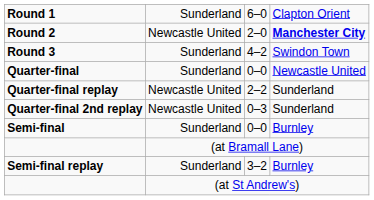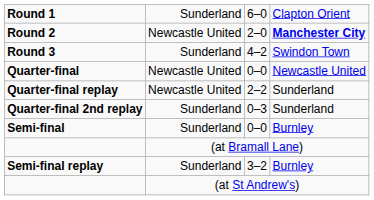(211, 71) Sunderland -> (195, 71) Newcastle United
(195, 109) Newcastle United -> (211, 109) Sunderland
